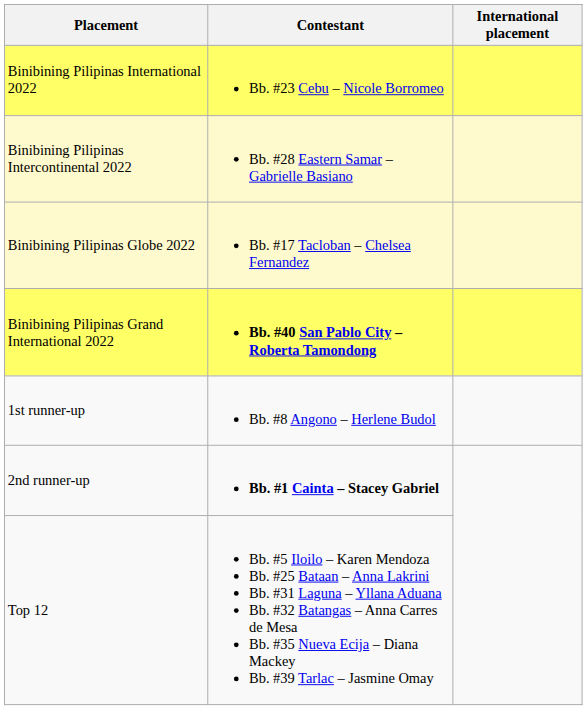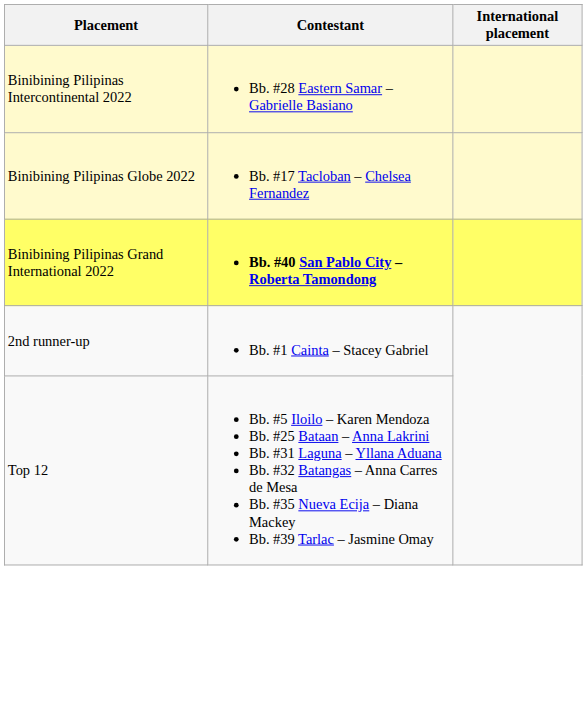- row: (104, 80)
- row: (46, 410)
(330, 489) bold -> (330, 350) normal
